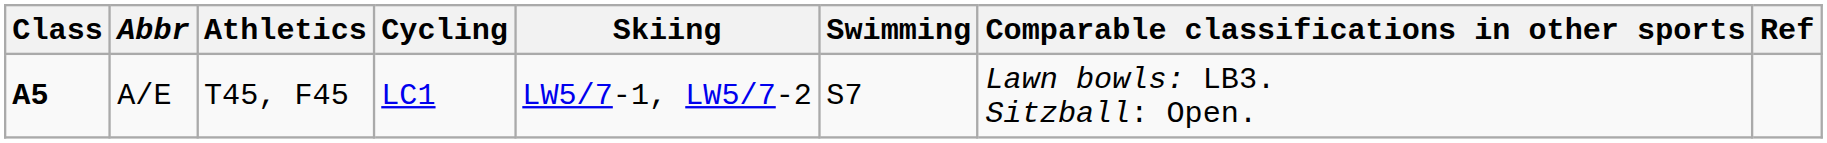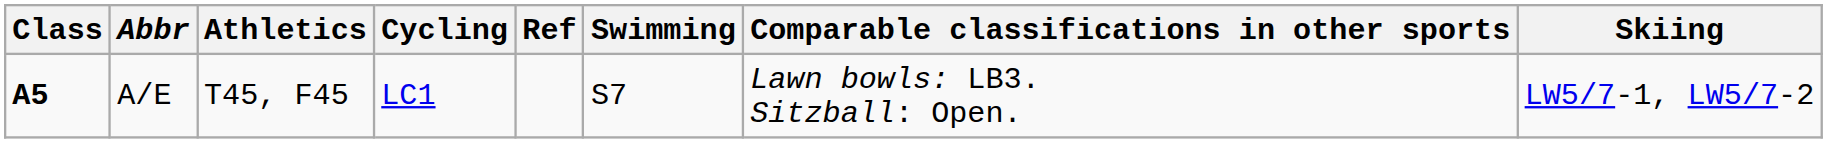columns swapped: (667, 30) <-> (1787, 30)
